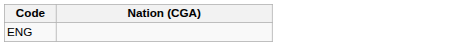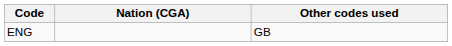+ column: (349, 13)
